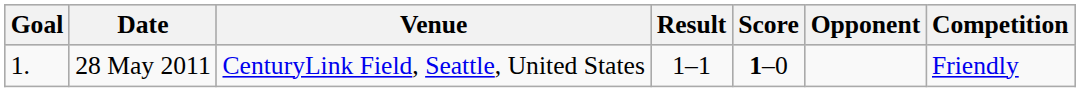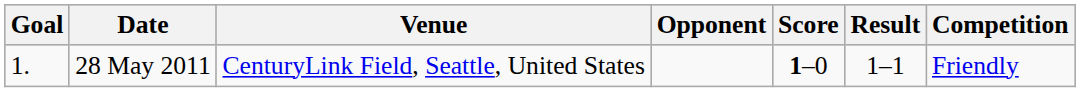columns swapped: (865, 24) <-> (692, 24)
